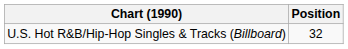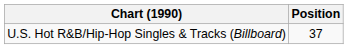(316, 33) 32 -> (316, 33) 37
